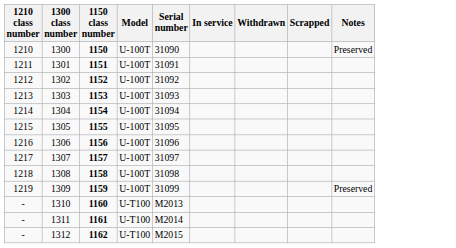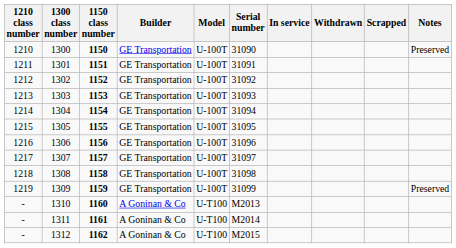+ column: (155, 23)
